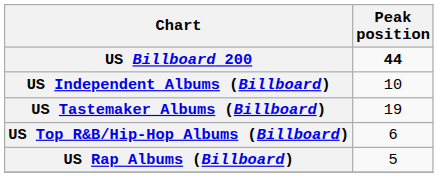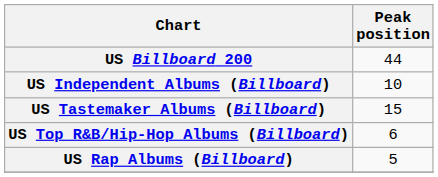(393, 60) bold -> (393, 60) normal
(393, 110) 19 -> (393, 110) 15
